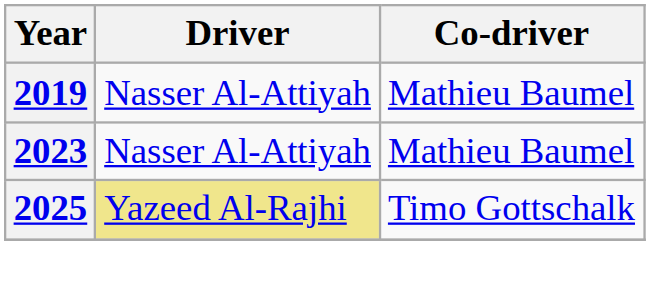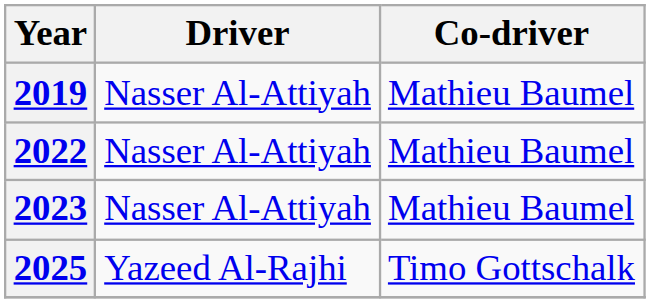+ row: (50, 150)
(225, 208) khaki background -> (225, 267) no background
